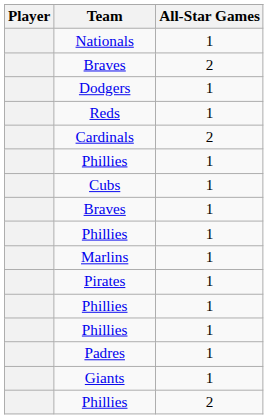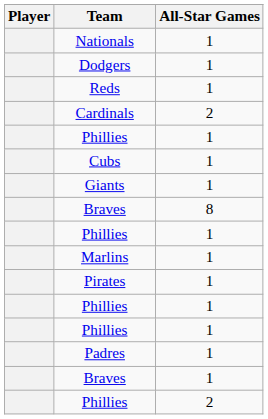- row: (105, 64)
rows swapped: (105, 209) <-> (105, 378)
+ row: (105, 209)
